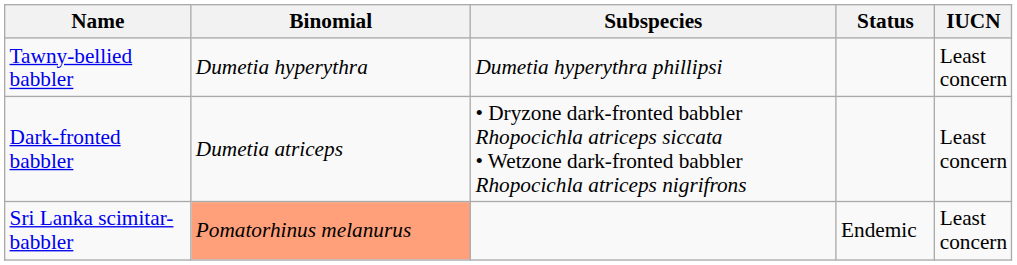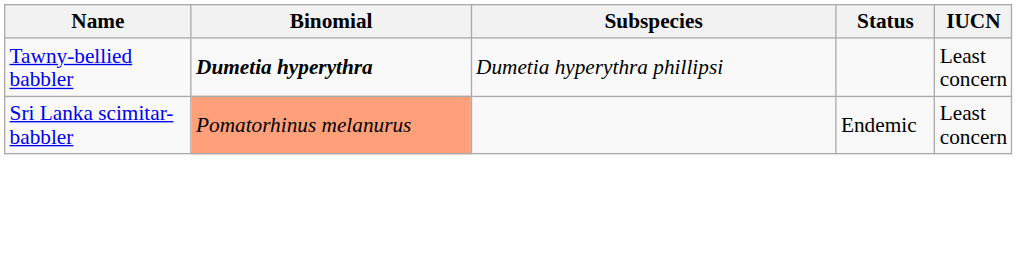(282, 67) normal -> (284, 67) bold
- row: (65, 148)
